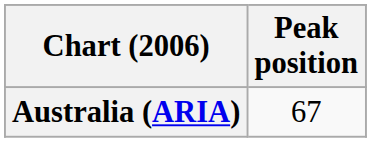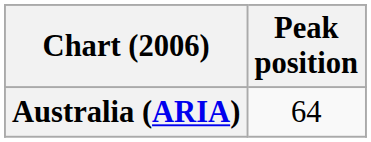(306, 111) 67 -> (306, 111) 64
